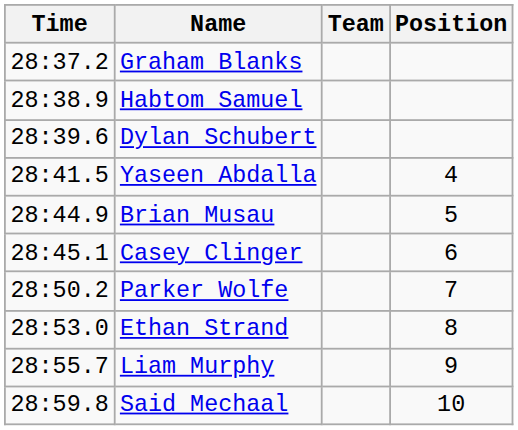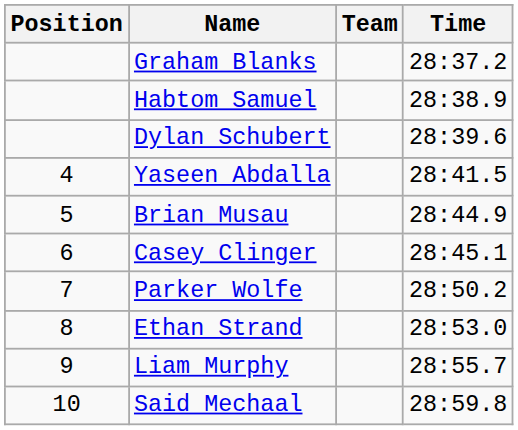columns swapped: (451, 24) <-> (60, 24)
